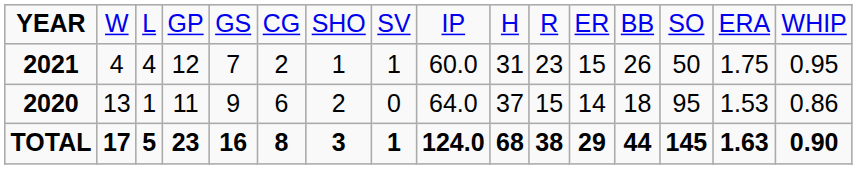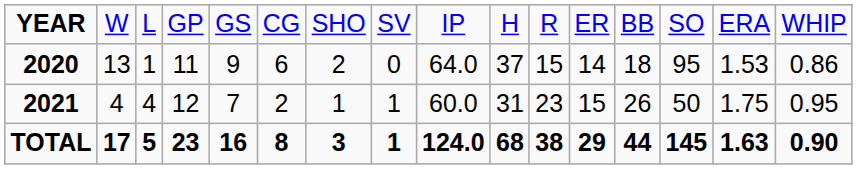rows swapped: (51, 103) <-> (51, 63)
